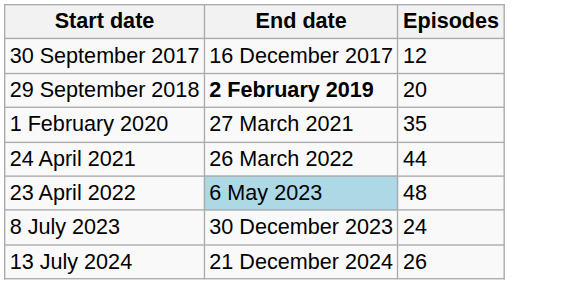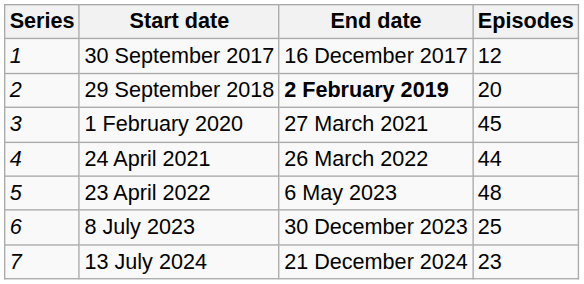+ column: (42, 21)
(415, 124) 35 -> (490, 124) 45
(266, 192) lightblue background -> (341, 192) no background
(415, 227) 24 -> (490, 227) 25
(415, 261) 26 -> (490, 261) 23
